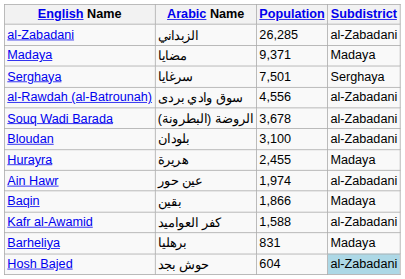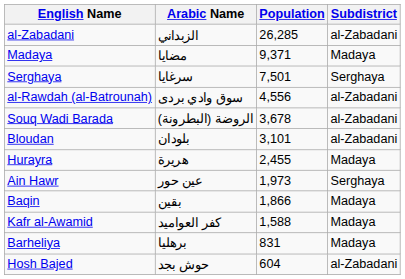(275, 139) 3,100 -> (275, 139) 3,101
(275, 180) 1,974 -> (275, 180) 1,973
(364, 180) al-Zabadani -> (358, 180) Serghaya
(364, 222) al-Zabadani -> (353, 222) Madaya
(364, 264) lightblue background -> (364, 264) no background
